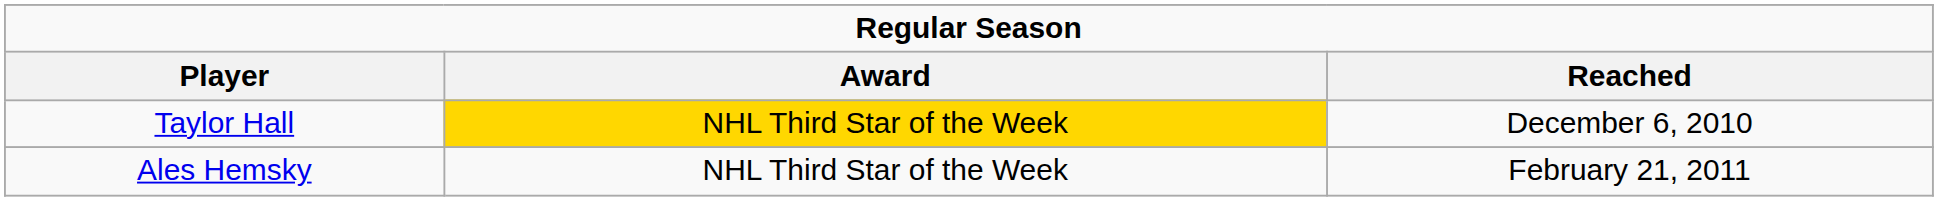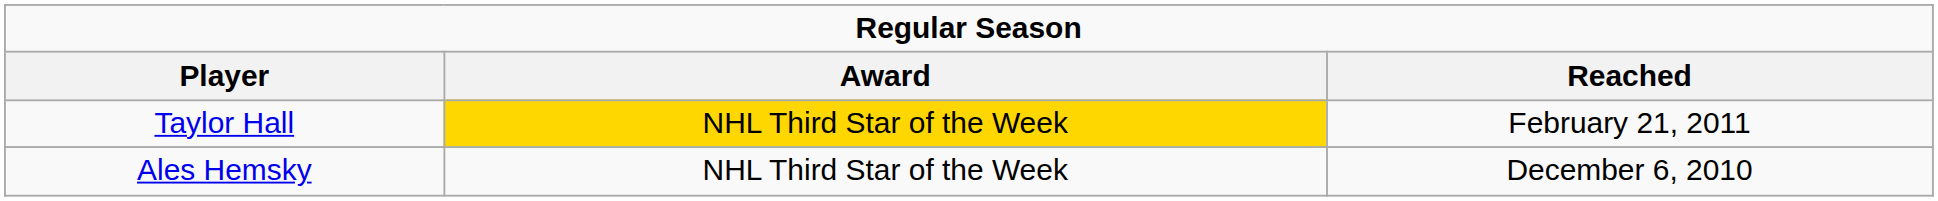(1630, 123) December 6, 2010 -> (1629, 123) February 21, 2011
(1629, 170) February 21, 2011 -> (1630, 170) December 6, 2010
